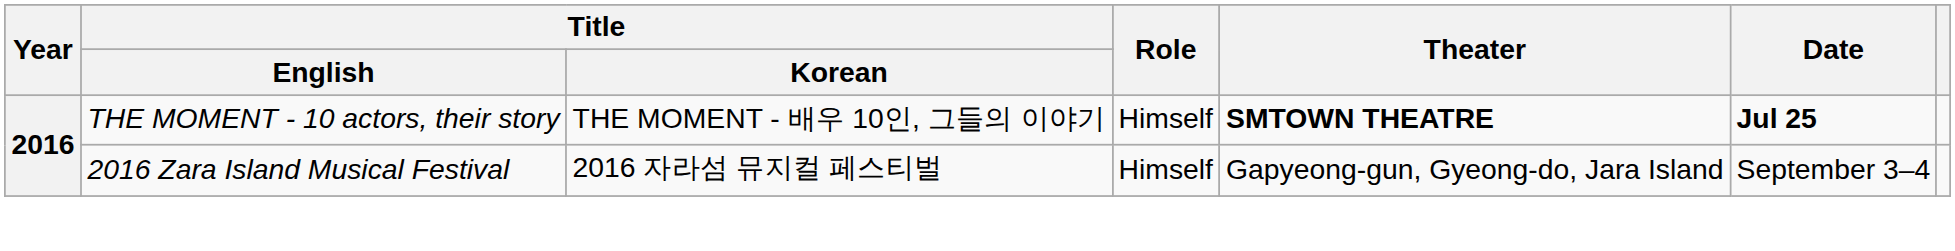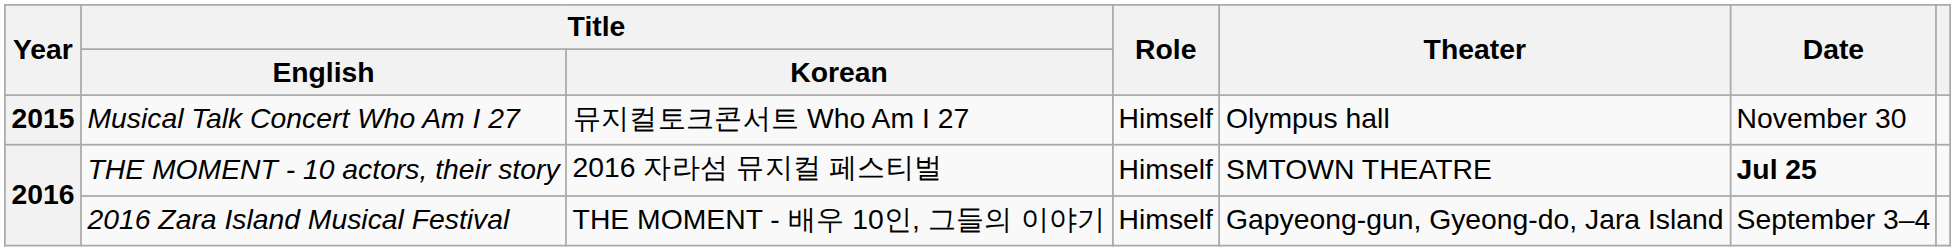+ row: (304, 119)
(839, 118) THE MOMENT - 배우 10인, 그들의 이야기 -> (758, 168) 2016 자라섬 뮤지컬 페스티벌
(1360, 119) bold -> (1359, 169) normal
(758, 168) 2016 자라섬 뮤지컬 페스티벌 -> (839, 219) THE MOMENT - 배우 10인, 그들의 이야기
